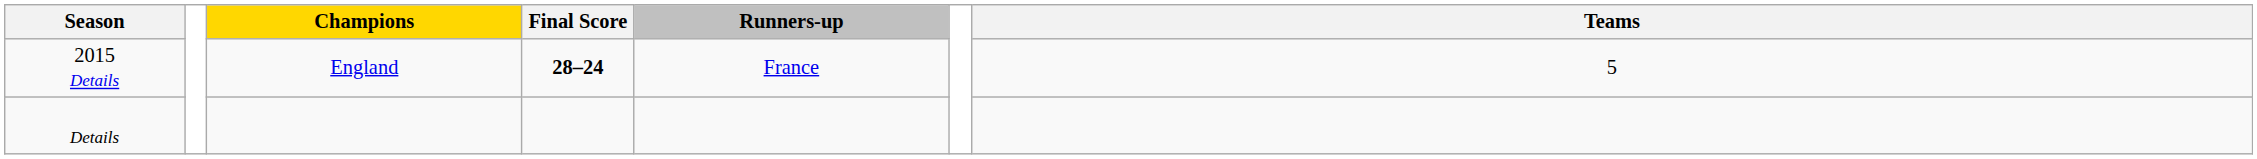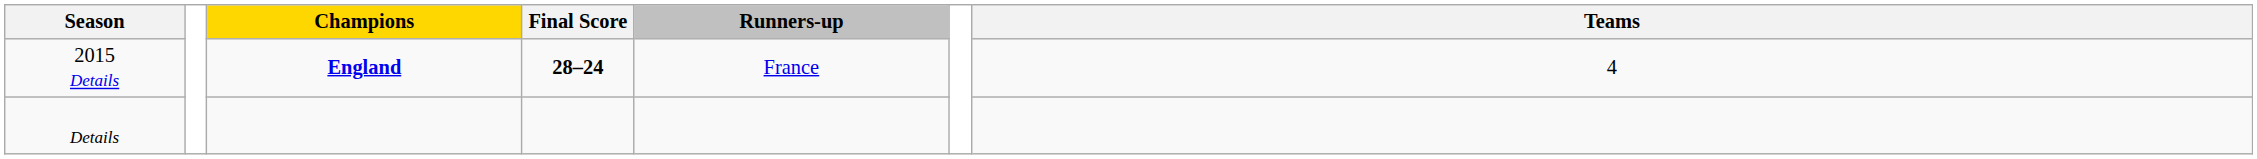(364, 67) normal -> (364, 67) bold
(1612, 67) 5 -> (1612, 67) 4
